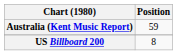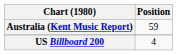(154, 42) 8 -> (154, 42) 4
